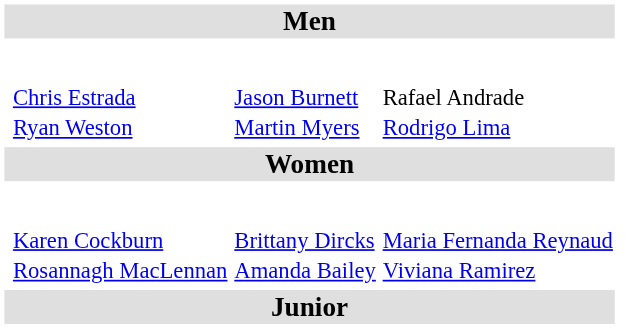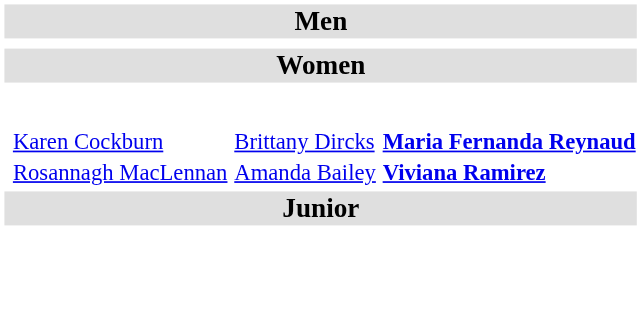- row: (74, 112)
(498, 255) normal -> (509, 155) bold
